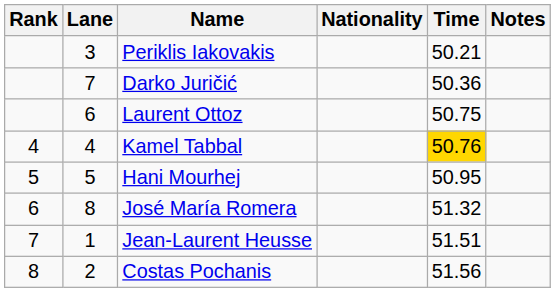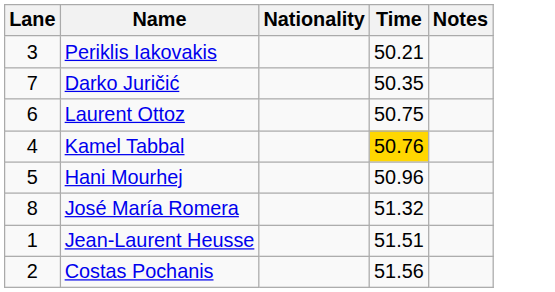- column: (33, 20)
(457, 83) 50.36 -> (399, 83) 50.35
(457, 177) 50.95 -> (399, 177) 50.96
